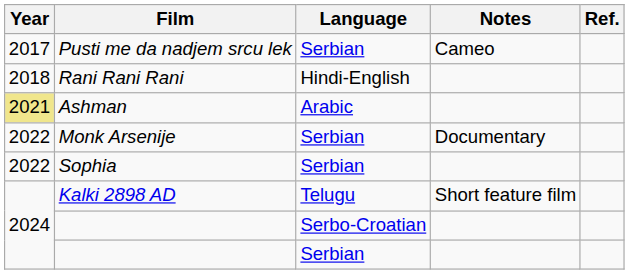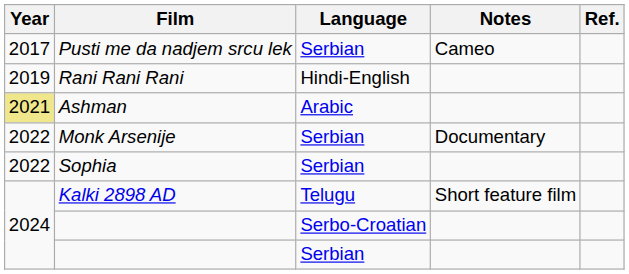(30, 78) 2018 -> (30, 78) 2019
